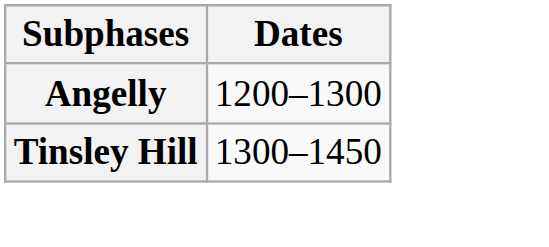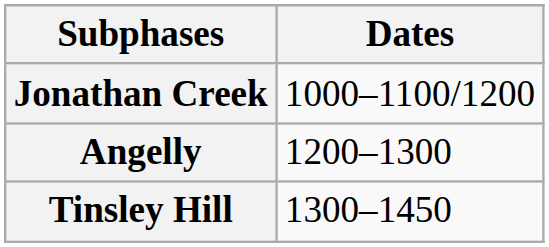+ row: (141, 92)
